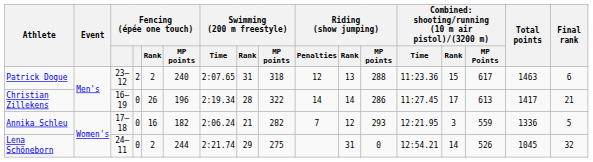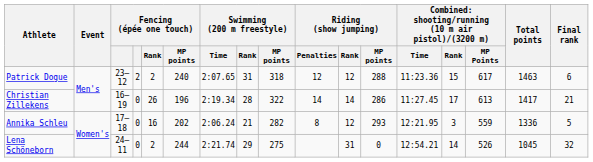(350, 78) 13 -> (350, 78) 12
(182, 123) 182 -> (182, 123) 202
(317, 123) 7 -> (317, 123) 8
